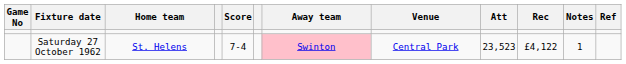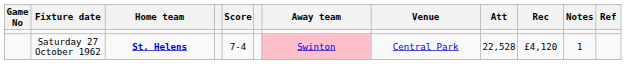(160, 47) normal -> (160, 47) bold
(499, 47) 23,523 -> (499, 47) 22,528
(541, 47) £4,122 -> (541, 47) £4,120
